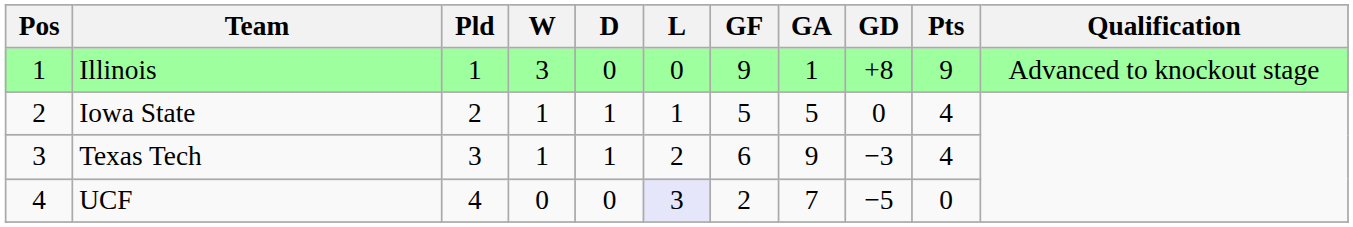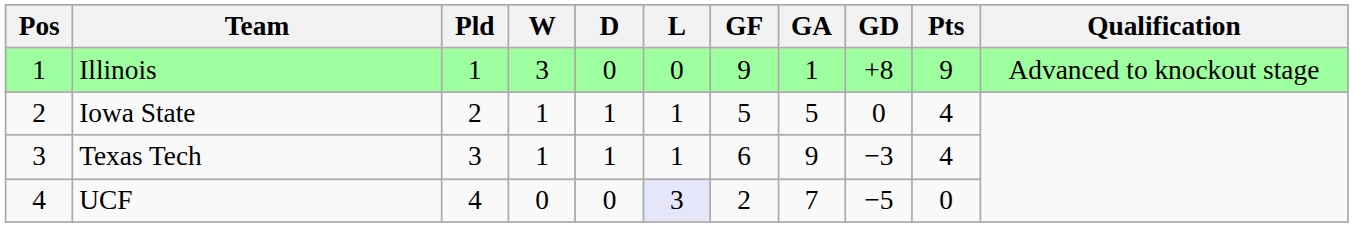(677, 156) 2 -> (677, 156) 1
